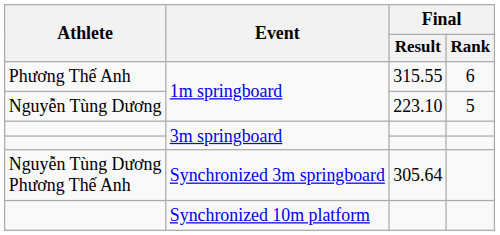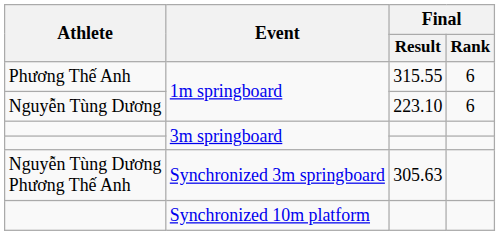(470, 106) 5 -> (470, 106) 6
(418, 175) 305.64 -> (418, 175) 305.63
